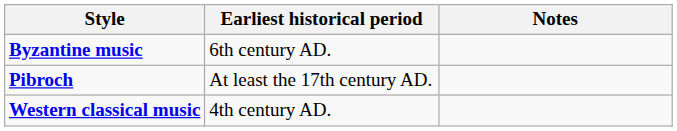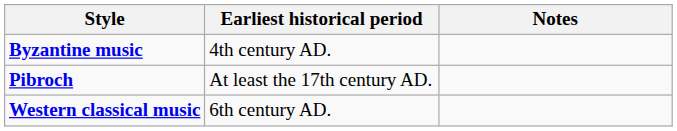(270, 49) 6th century AD. -> (270, 49) 4th century AD.
(270, 110) 4th century AD. -> (270, 110) 6th century AD.
